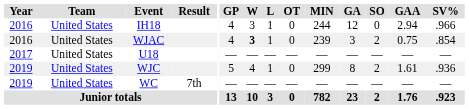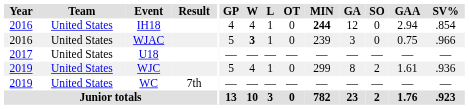(252, 25) 3 -> (252, 25) 4
(322, 25) normal -> (322, 25) bold
(446, 25) .966 -> (446, 25) .854
(231, 40) 4 -> (231, 40) 5
(377, 40) 2 -> (377, 40) 0
(446, 40) .854 -> (446, 40) .966
